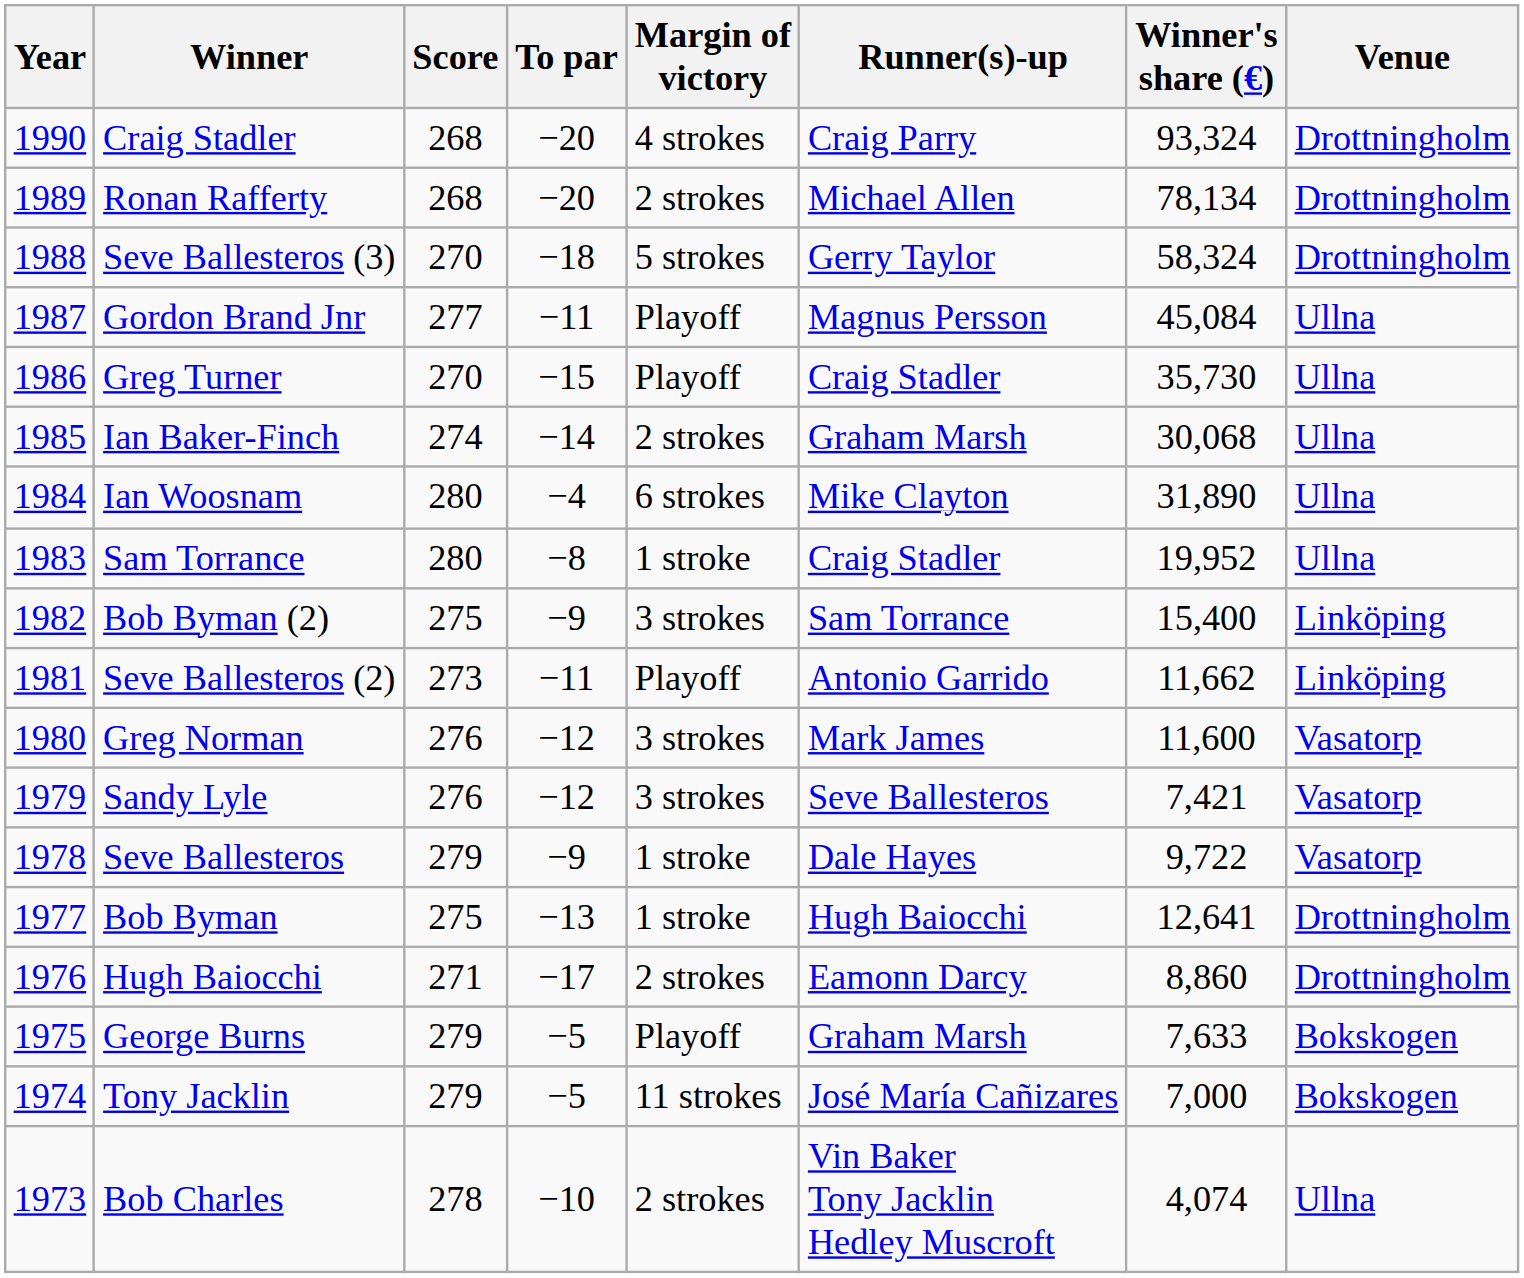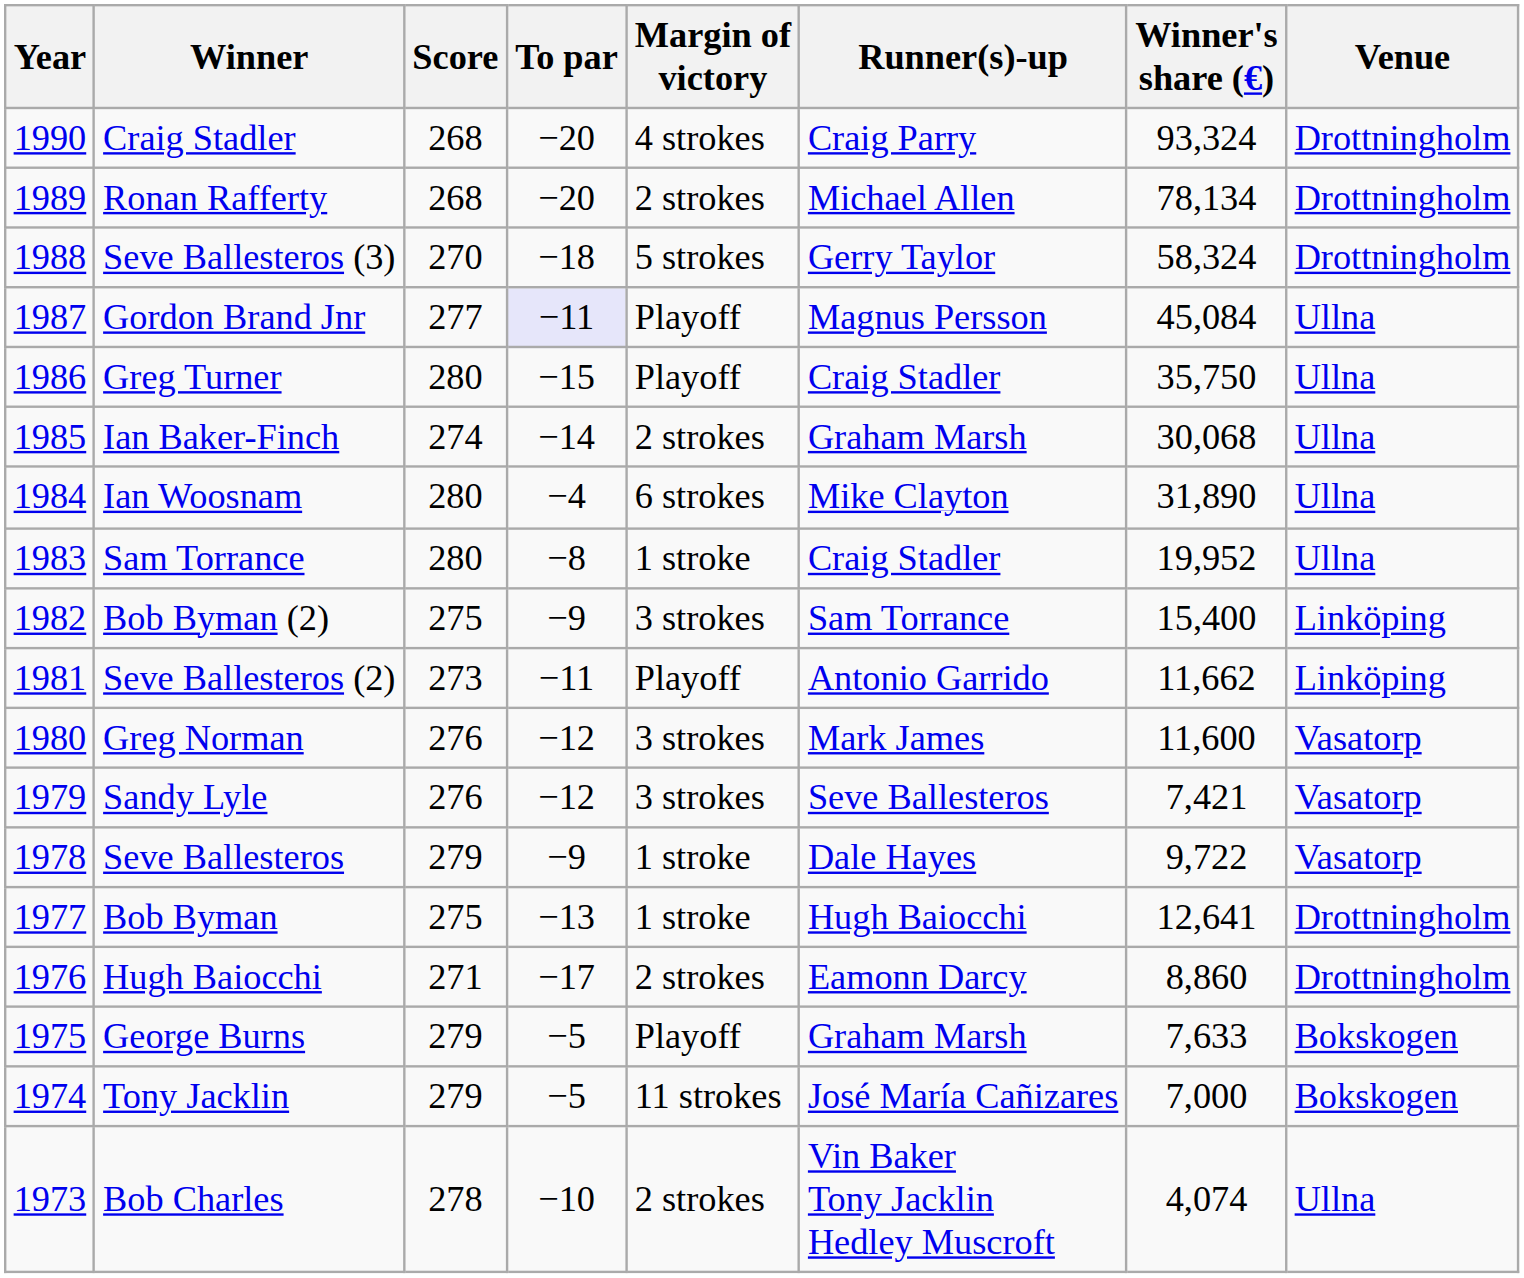(567, 317) no background -> (567, 317) lavender background
(455, 377) 270 -> (455, 377) 280
(1206, 377) 35,730 -> (1206, 377) 35,750
